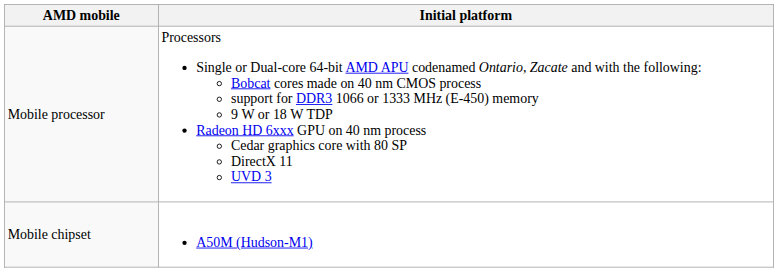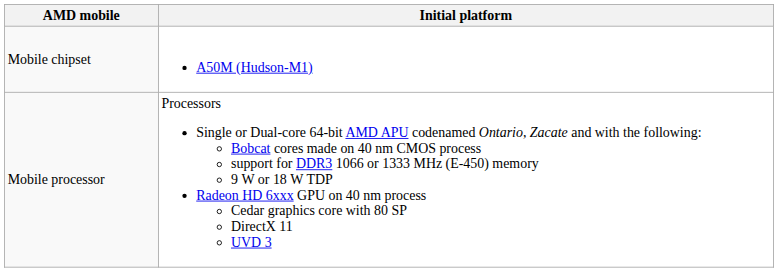rows swapped: (56, 114) <-> (49, 234)
